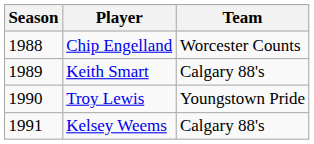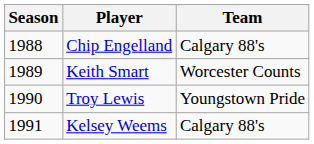(240, 44) Worcester Counts -> (222, 44) Calgary 88's
(222, 71) Calgary 88's -> (240, 71) Worcester Counts
